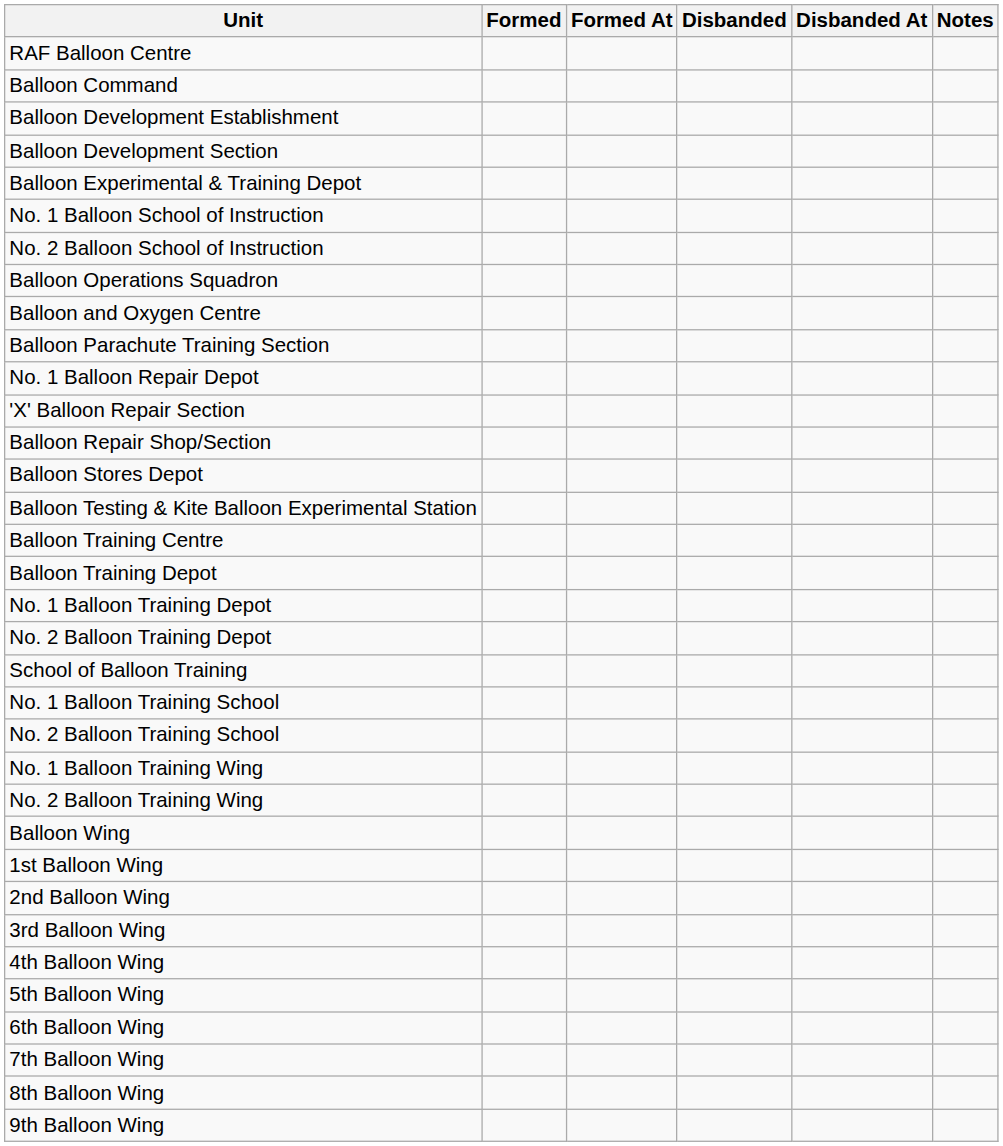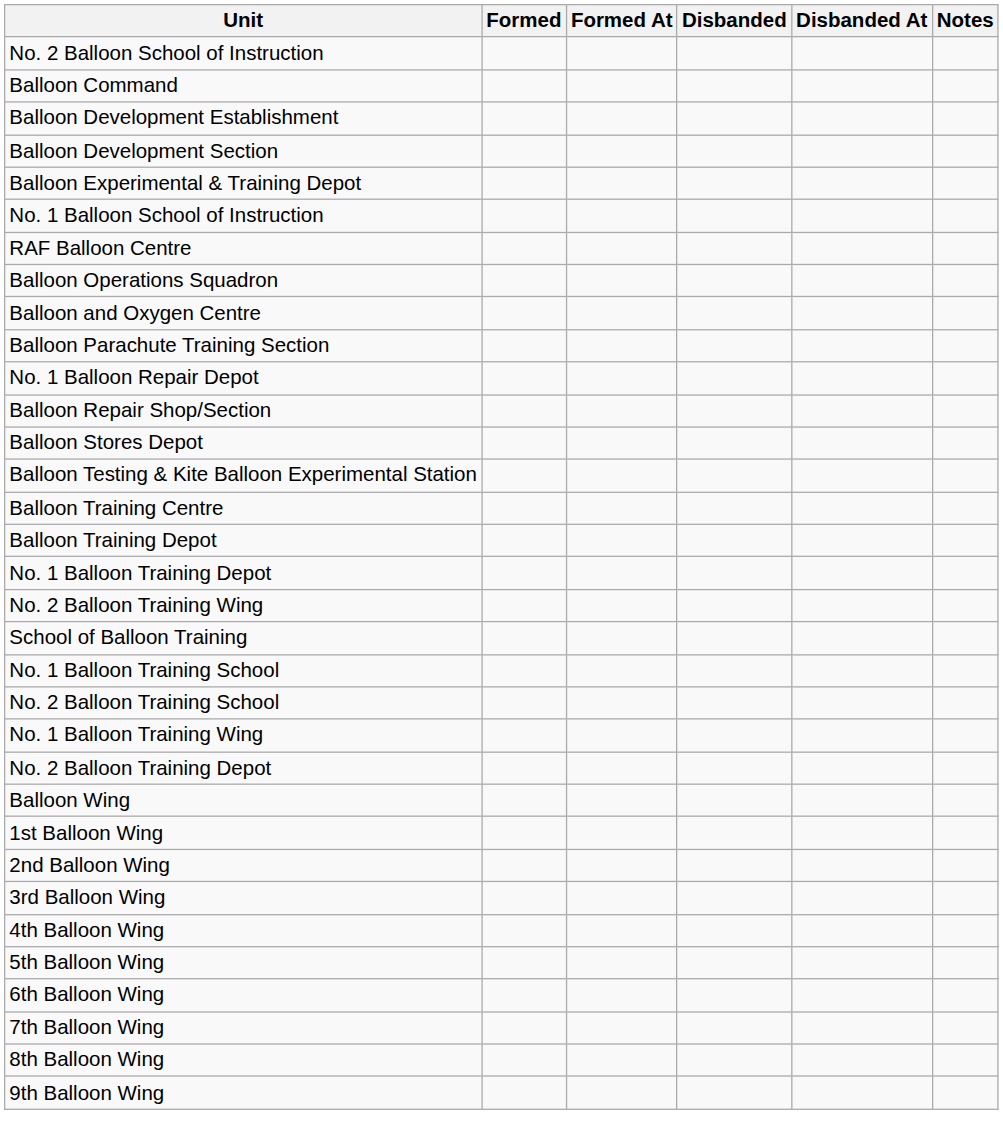rows swapped: (100, 53) <-> (166, 248)
- row: (127, 410)
rows swapped: (140, 637) <-> (136, 800)
